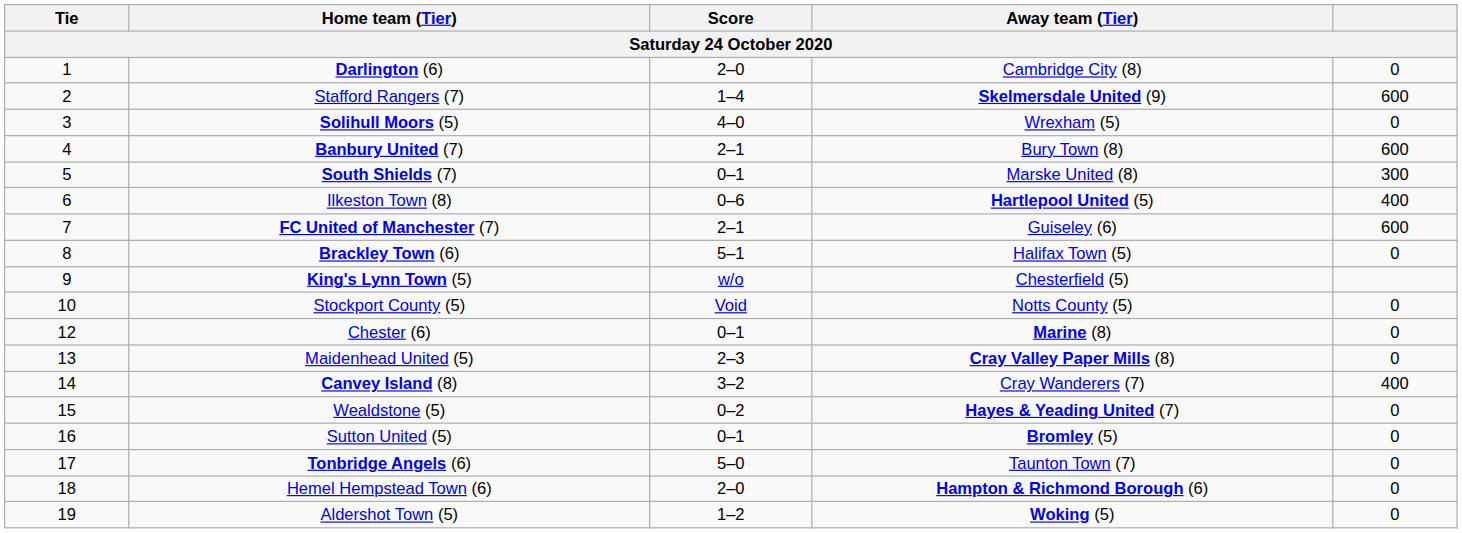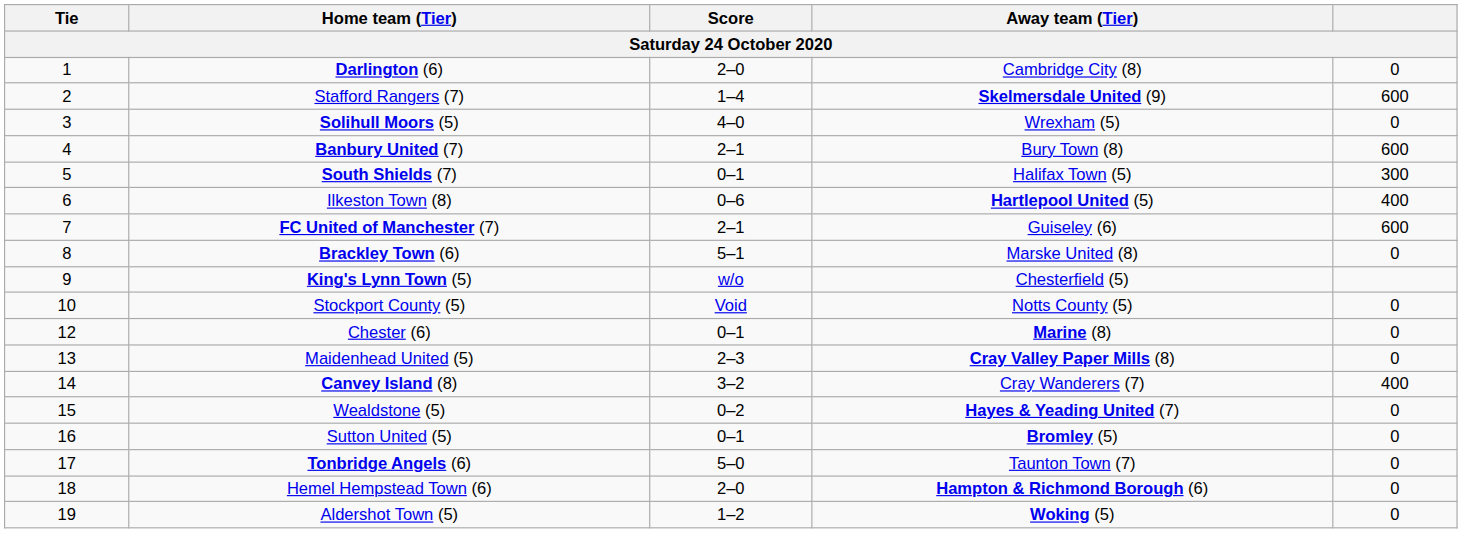(1072, 175) Marske United (8) -> (1072, 175) Halifax Town (5)
(1072, 254) Halifax Town (5) -> (1072, 254) Marske United (8)
